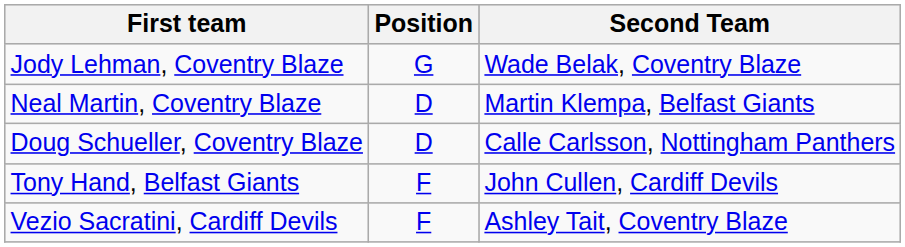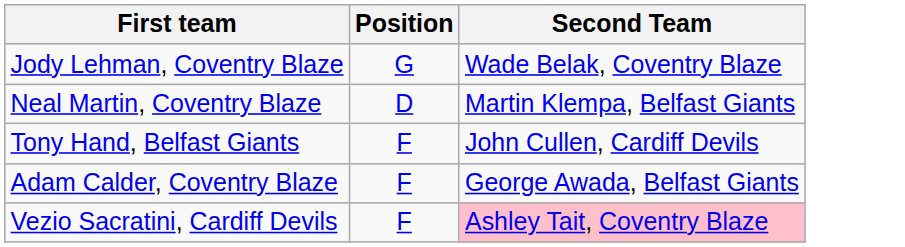- row: (187, 143)
+ row: (174, 182)
(636, 222) no background -> (617, 222) pink background
